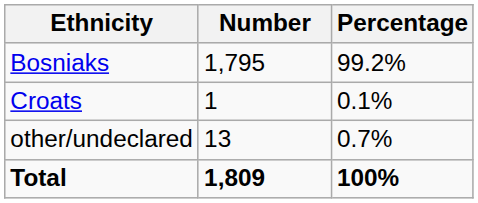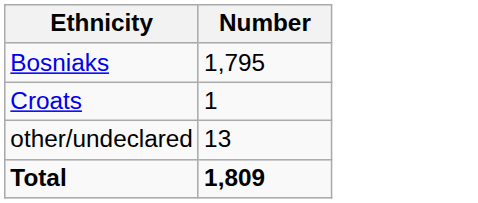- column: (402, 23)
